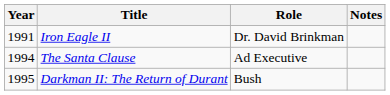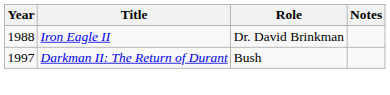(21, 36) 1991 -> (21, 36) 1988
- row: (88, 57)
(21, 79) 1995 -> (21, 57) 1997
